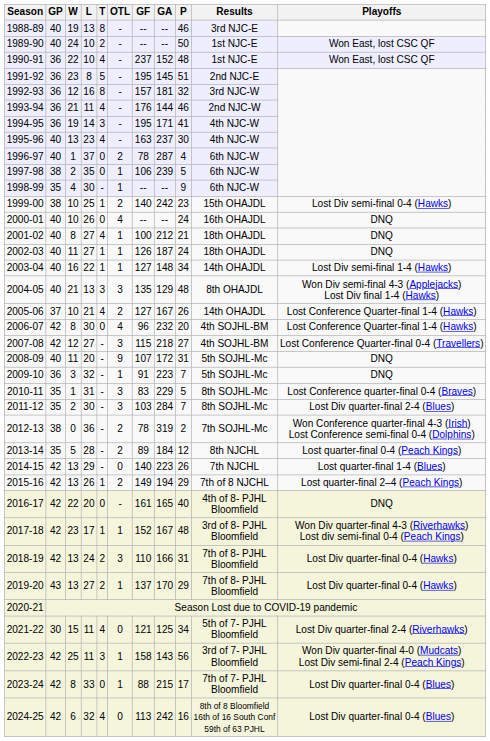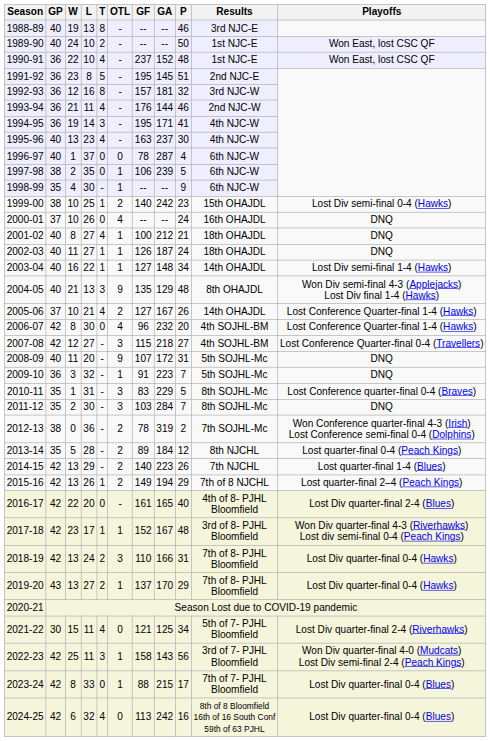(120, 156) 2 -> (120, 156) 0
(56, 220) 40 -> (56, 220) 37
(120, 289) 3 -> (120, 289) 9
(382, 407) Lost Div quarter-final 2-4 (Blues) -> (382, 407) DNQ
(120, 466) 0 -> (120, 466) 2
(382, 504) DNQ -> (382, 504) Lost Div quarter-final 2-4 (Blues)
